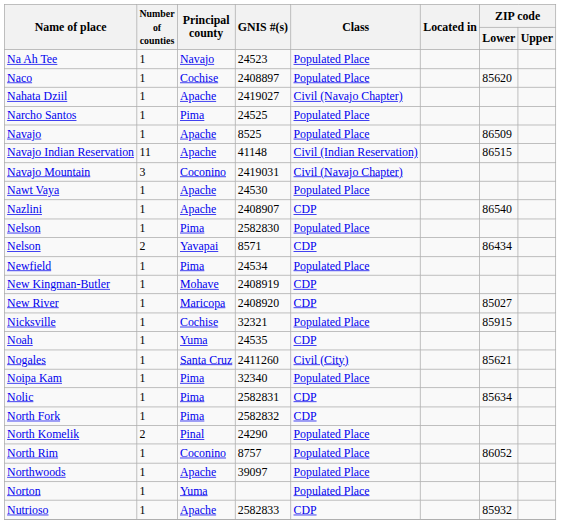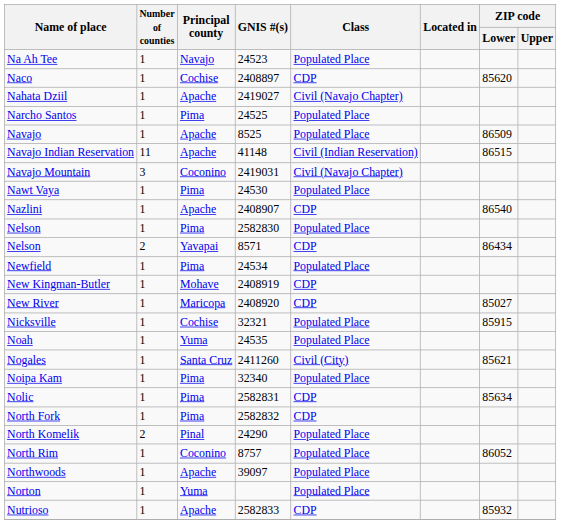(332, 78) Populated Place -> (305, 78) CDP
(198, 190) Apache -> (192, 190) Pima
(305, 340) CDP -> (332, 340) Populated Place
